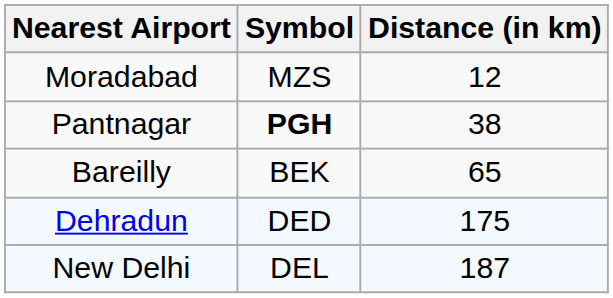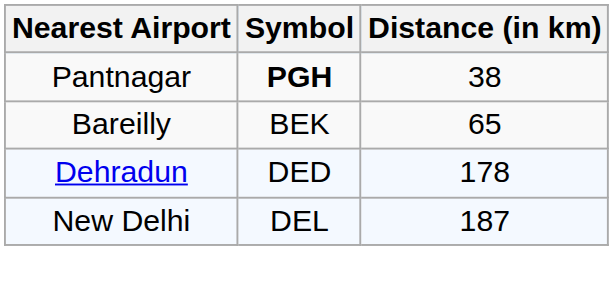- row: (121, 76)
(485, 220) 175 -> (485, 172) 178
